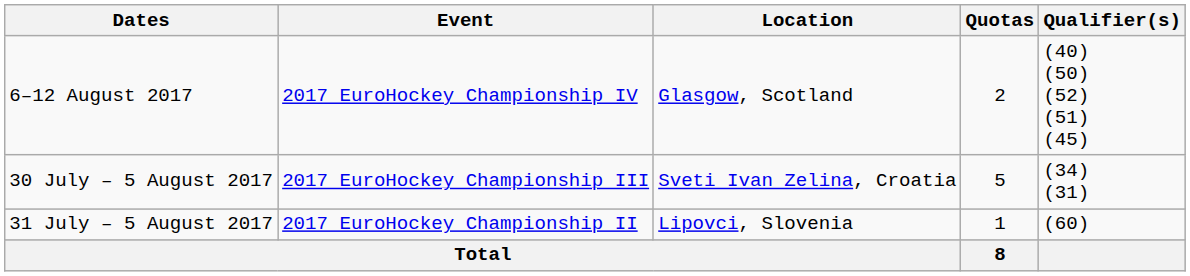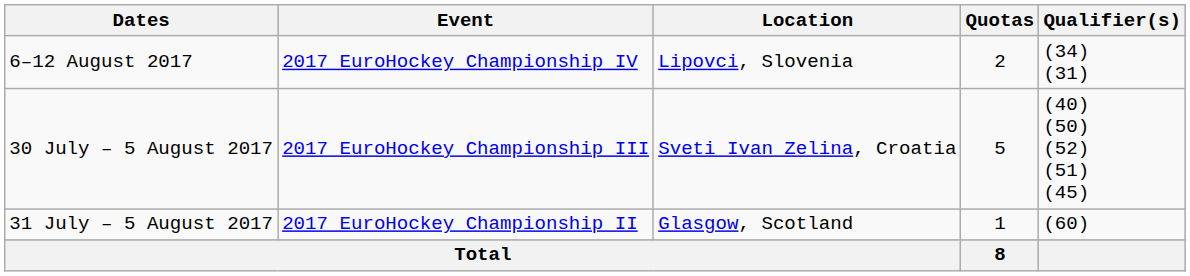(756, 96) Glasgow, Scotland -> (756, 62) Lipovci, Slovenia
(1066, 96) (40) (50) (52) (51) (45) -> (1066, 62) (34) (31)
(1066, 182) (34) (31) -> (1066, 149) (40) (50) (52) (51) (45)
(756, 224) Lipovci, Slovenia -> (756, 224) Glasgow, Scotland
